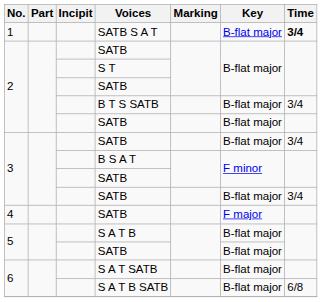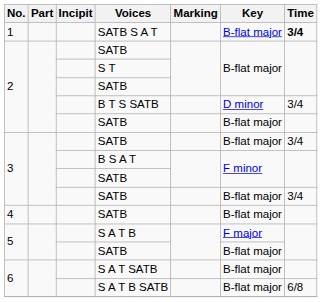(253, 104) B-flat major -> (243, 104) D minor
(243, 214) F major -> (253, 214) B-flat major
(253, 232) B-flat major -> (243, 232) F major
